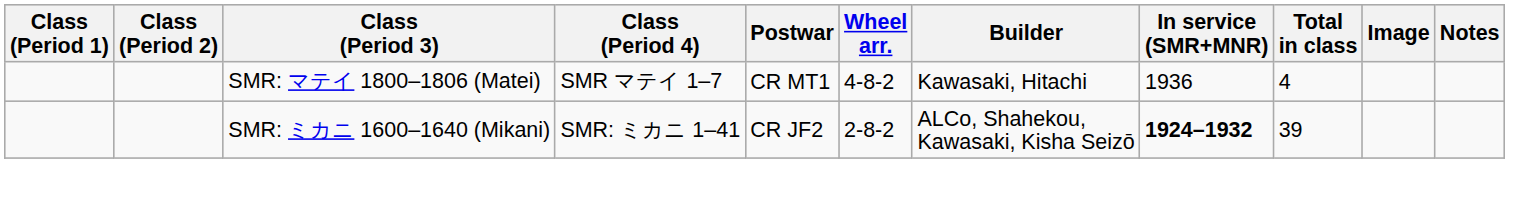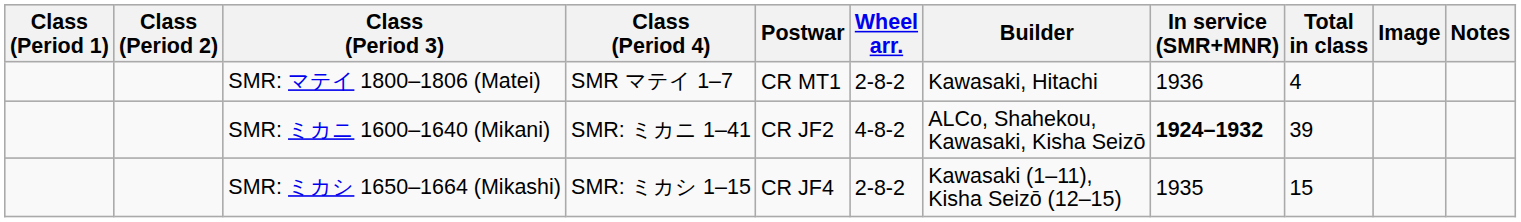(869, 81) 4-8-2 -> (880, 81) 2-8-2
(869, 129) 2-8-2 -> (880, 129) 4-8-2
+ row: (395, 186)
